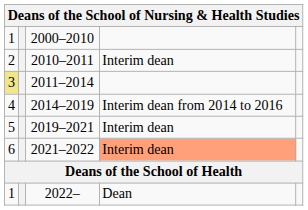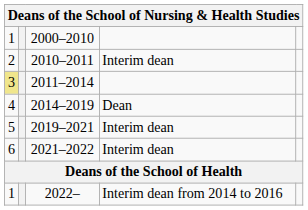(192, 104) Interim dean from 2014 to 2016 -> (117, 104) Dean
(138, 149) lightsalmon background -> (138, 149) no background
(117, 194) Dean -> (192, 194) Interim dean from 2014 to 2016
